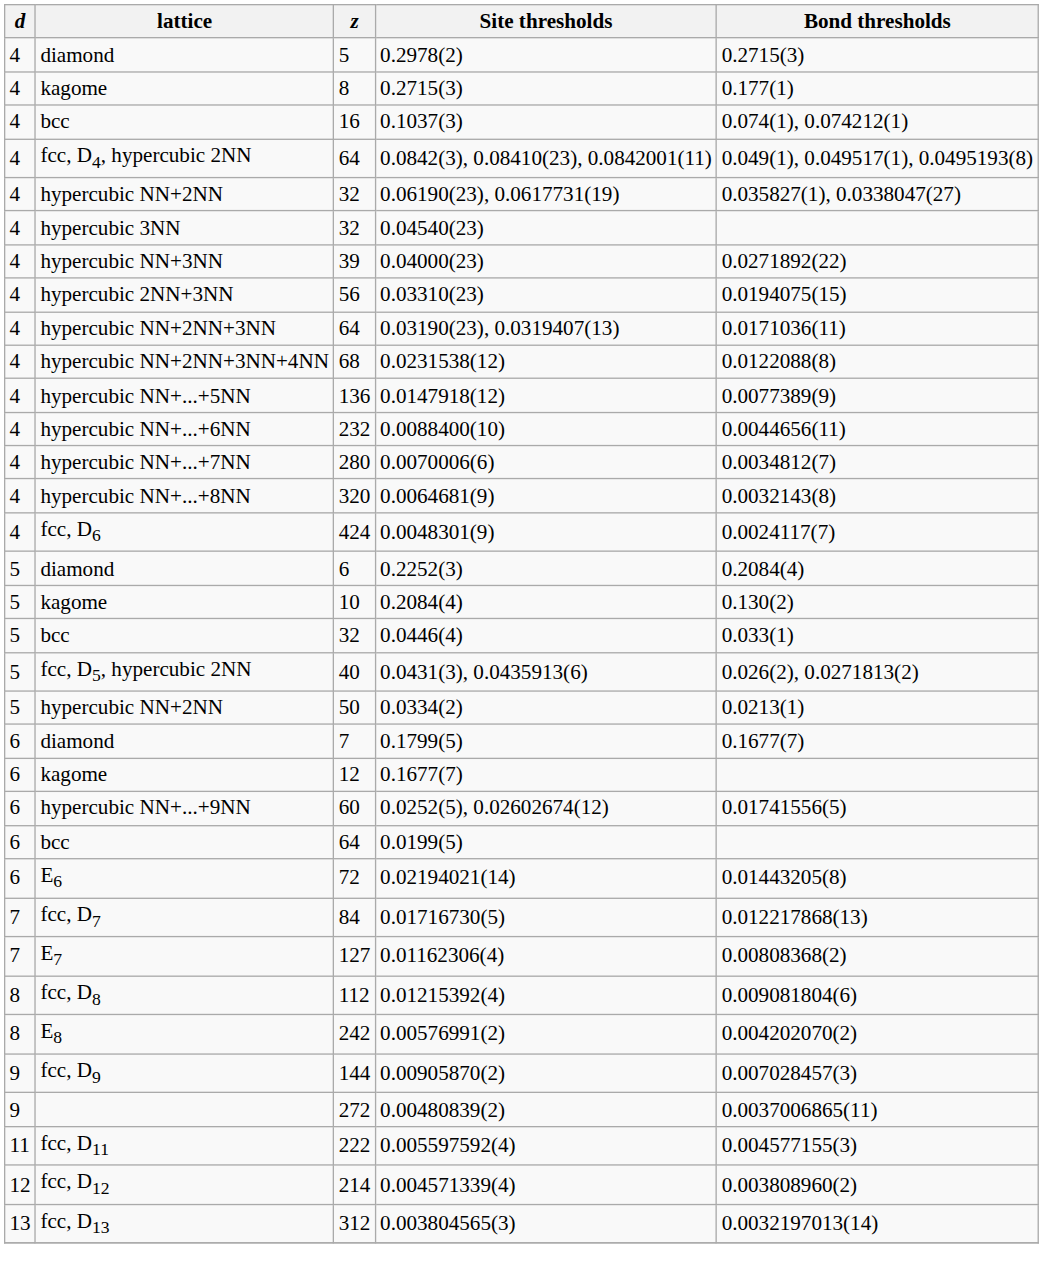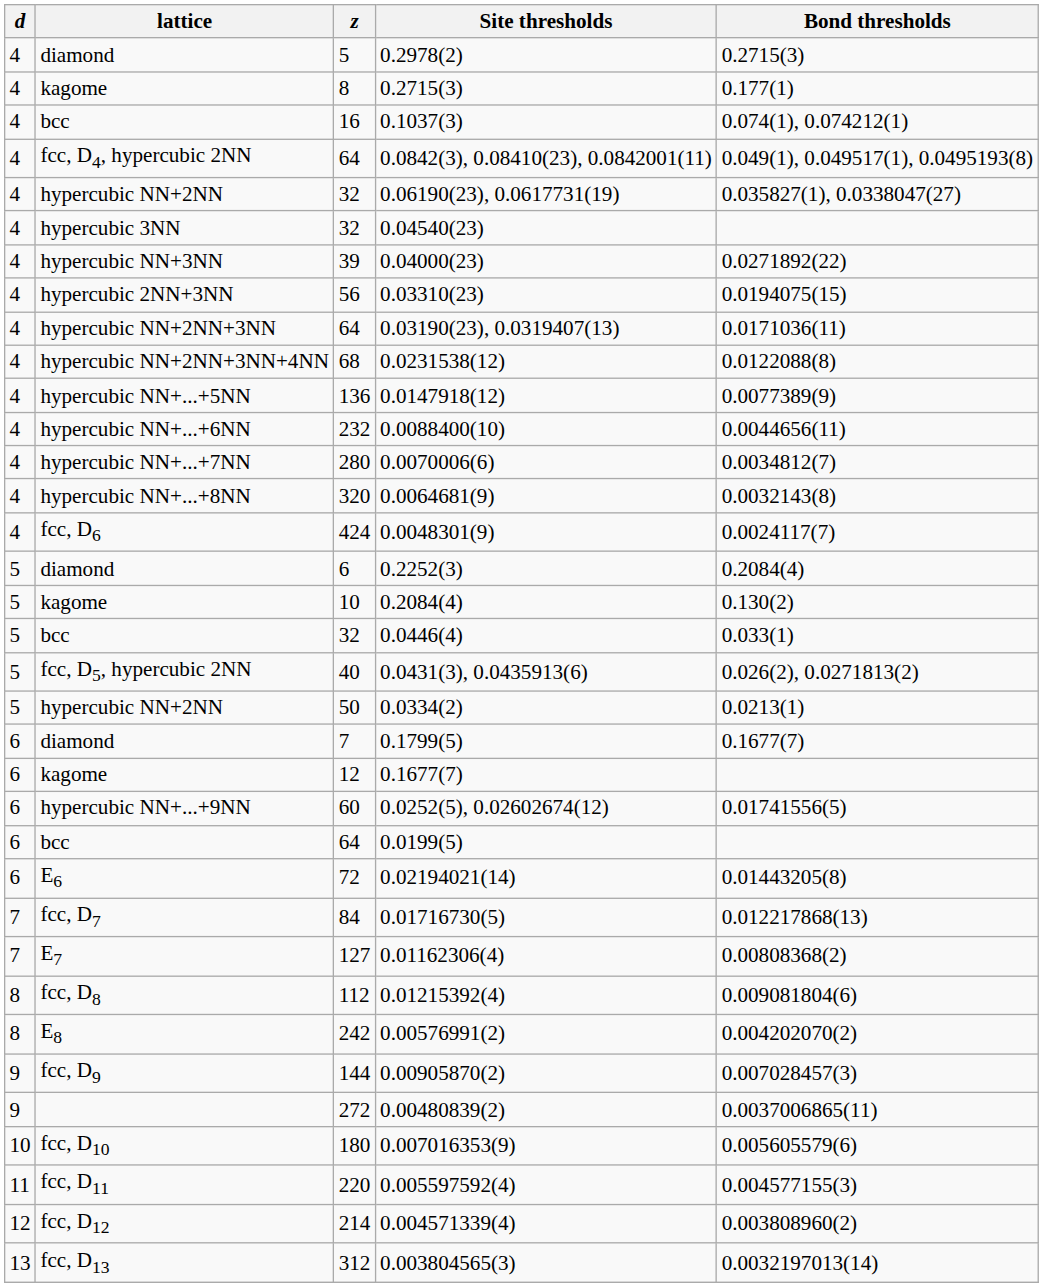+ row: (448, 1145)
(355, 1145) 222 -> (355, 1184) 220
